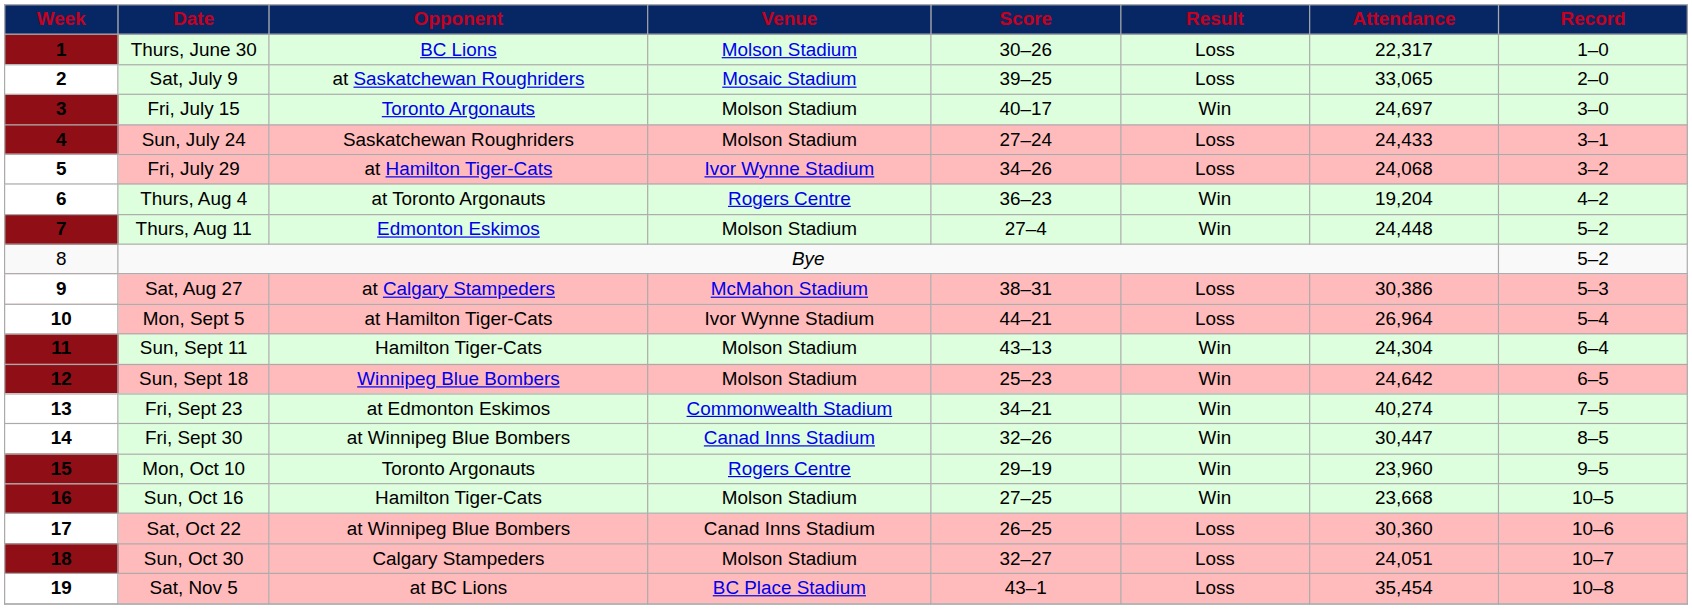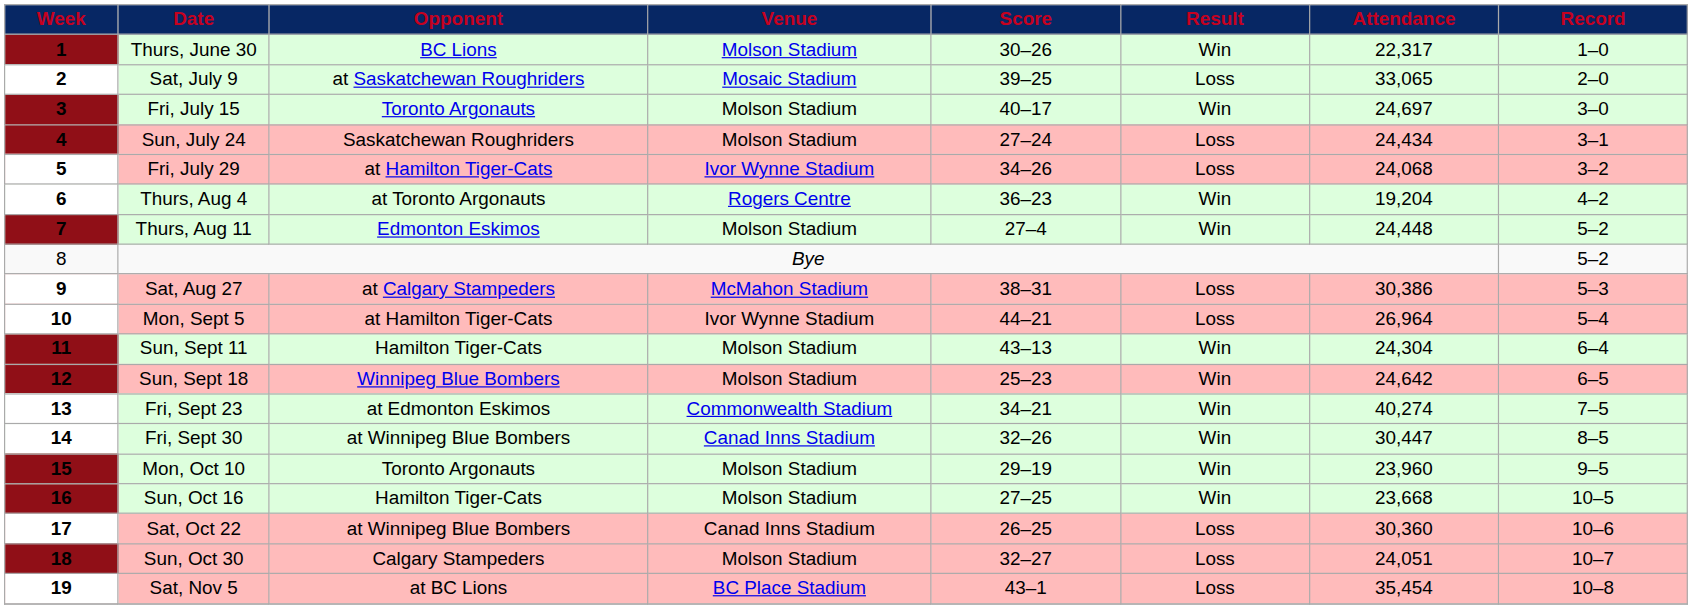(1215, 49) Loss -> (1215, 49) Win
(1404, 139) 24,433 -> (1404, 139) 24,434
(789, 468) Rogers Centre -> (789, 468) Molson Stadium
